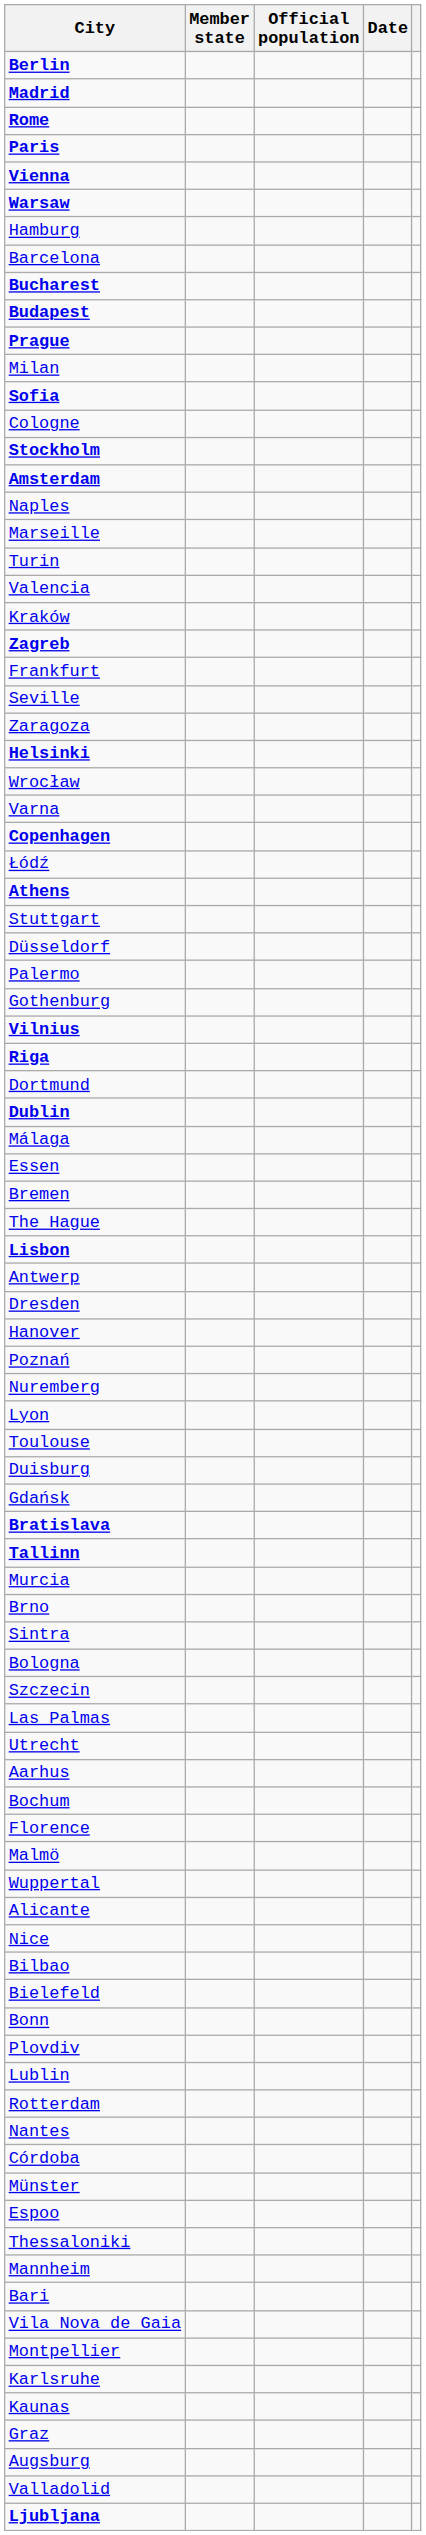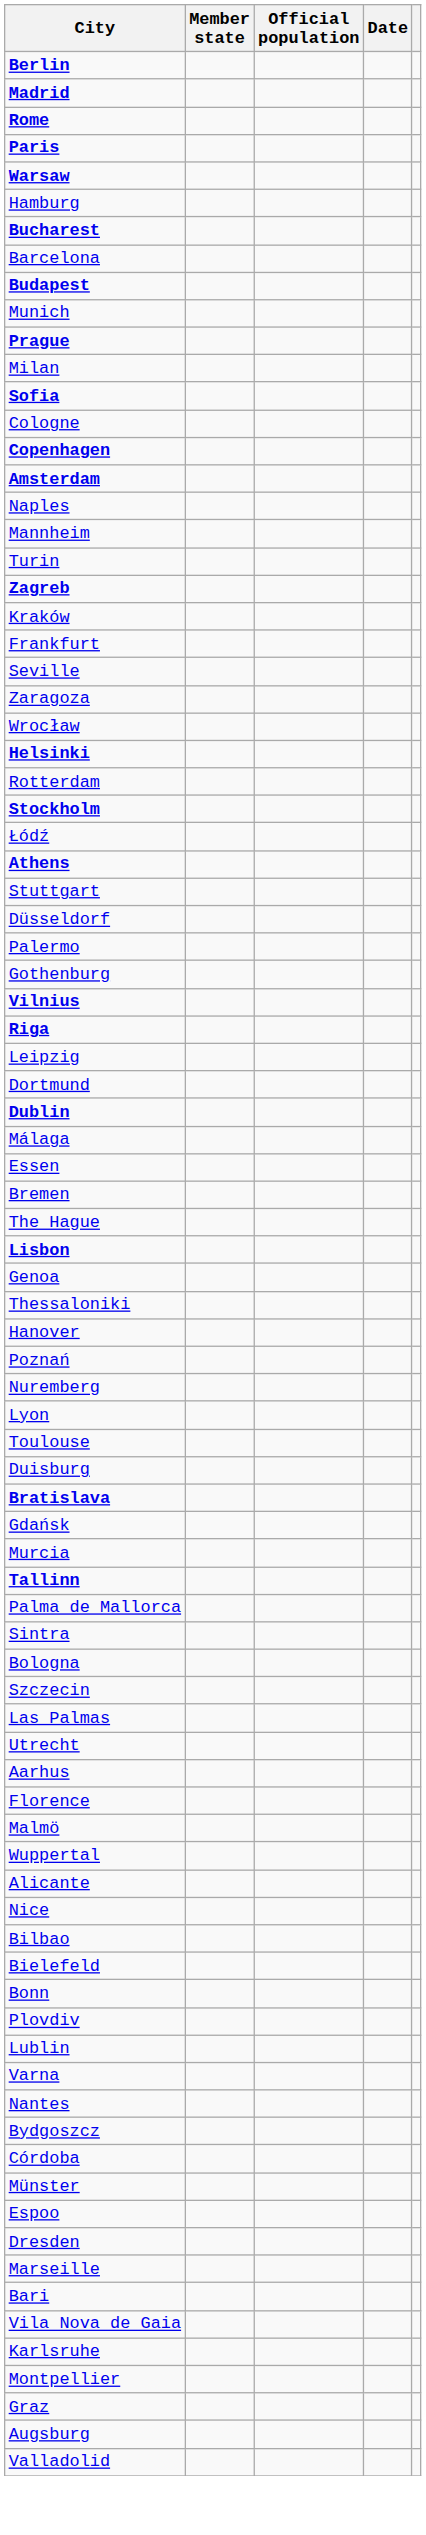- row: (39, 176)
rows swapped: (54, 286) <-> (54, 258)
+ row: (39, 313)
rows swapped: (54, 451) <-> (59, 837)
rows swapped: (54, 534) <-> (49, 2269)
- row: (49, 589)
rows swapped: (39, 616) <-> (39, 644)
rows swapped: (49, 754) <-> (44, 782)
rows swapped: (54, 2104) <-> (34, 809)
+ row: (44, 1057)
- row: (44, 1277)
+ row: (34, 1277)
rows swapped: (44, 1305) <-> (70, 2241)
rows swapped: (39, 1498) <-> (59, 1525)
rows swapped: (39, 1580) <-> (44, 1553)
+ row: (95, 1608)
- row: (29, 1608)
- row: (39, 1801)
+ row: (54, 2131)
rows swapped: (54, 2379) <-> (64, 2352)
- row: (39, 2407)
- row: (54, 2517)
